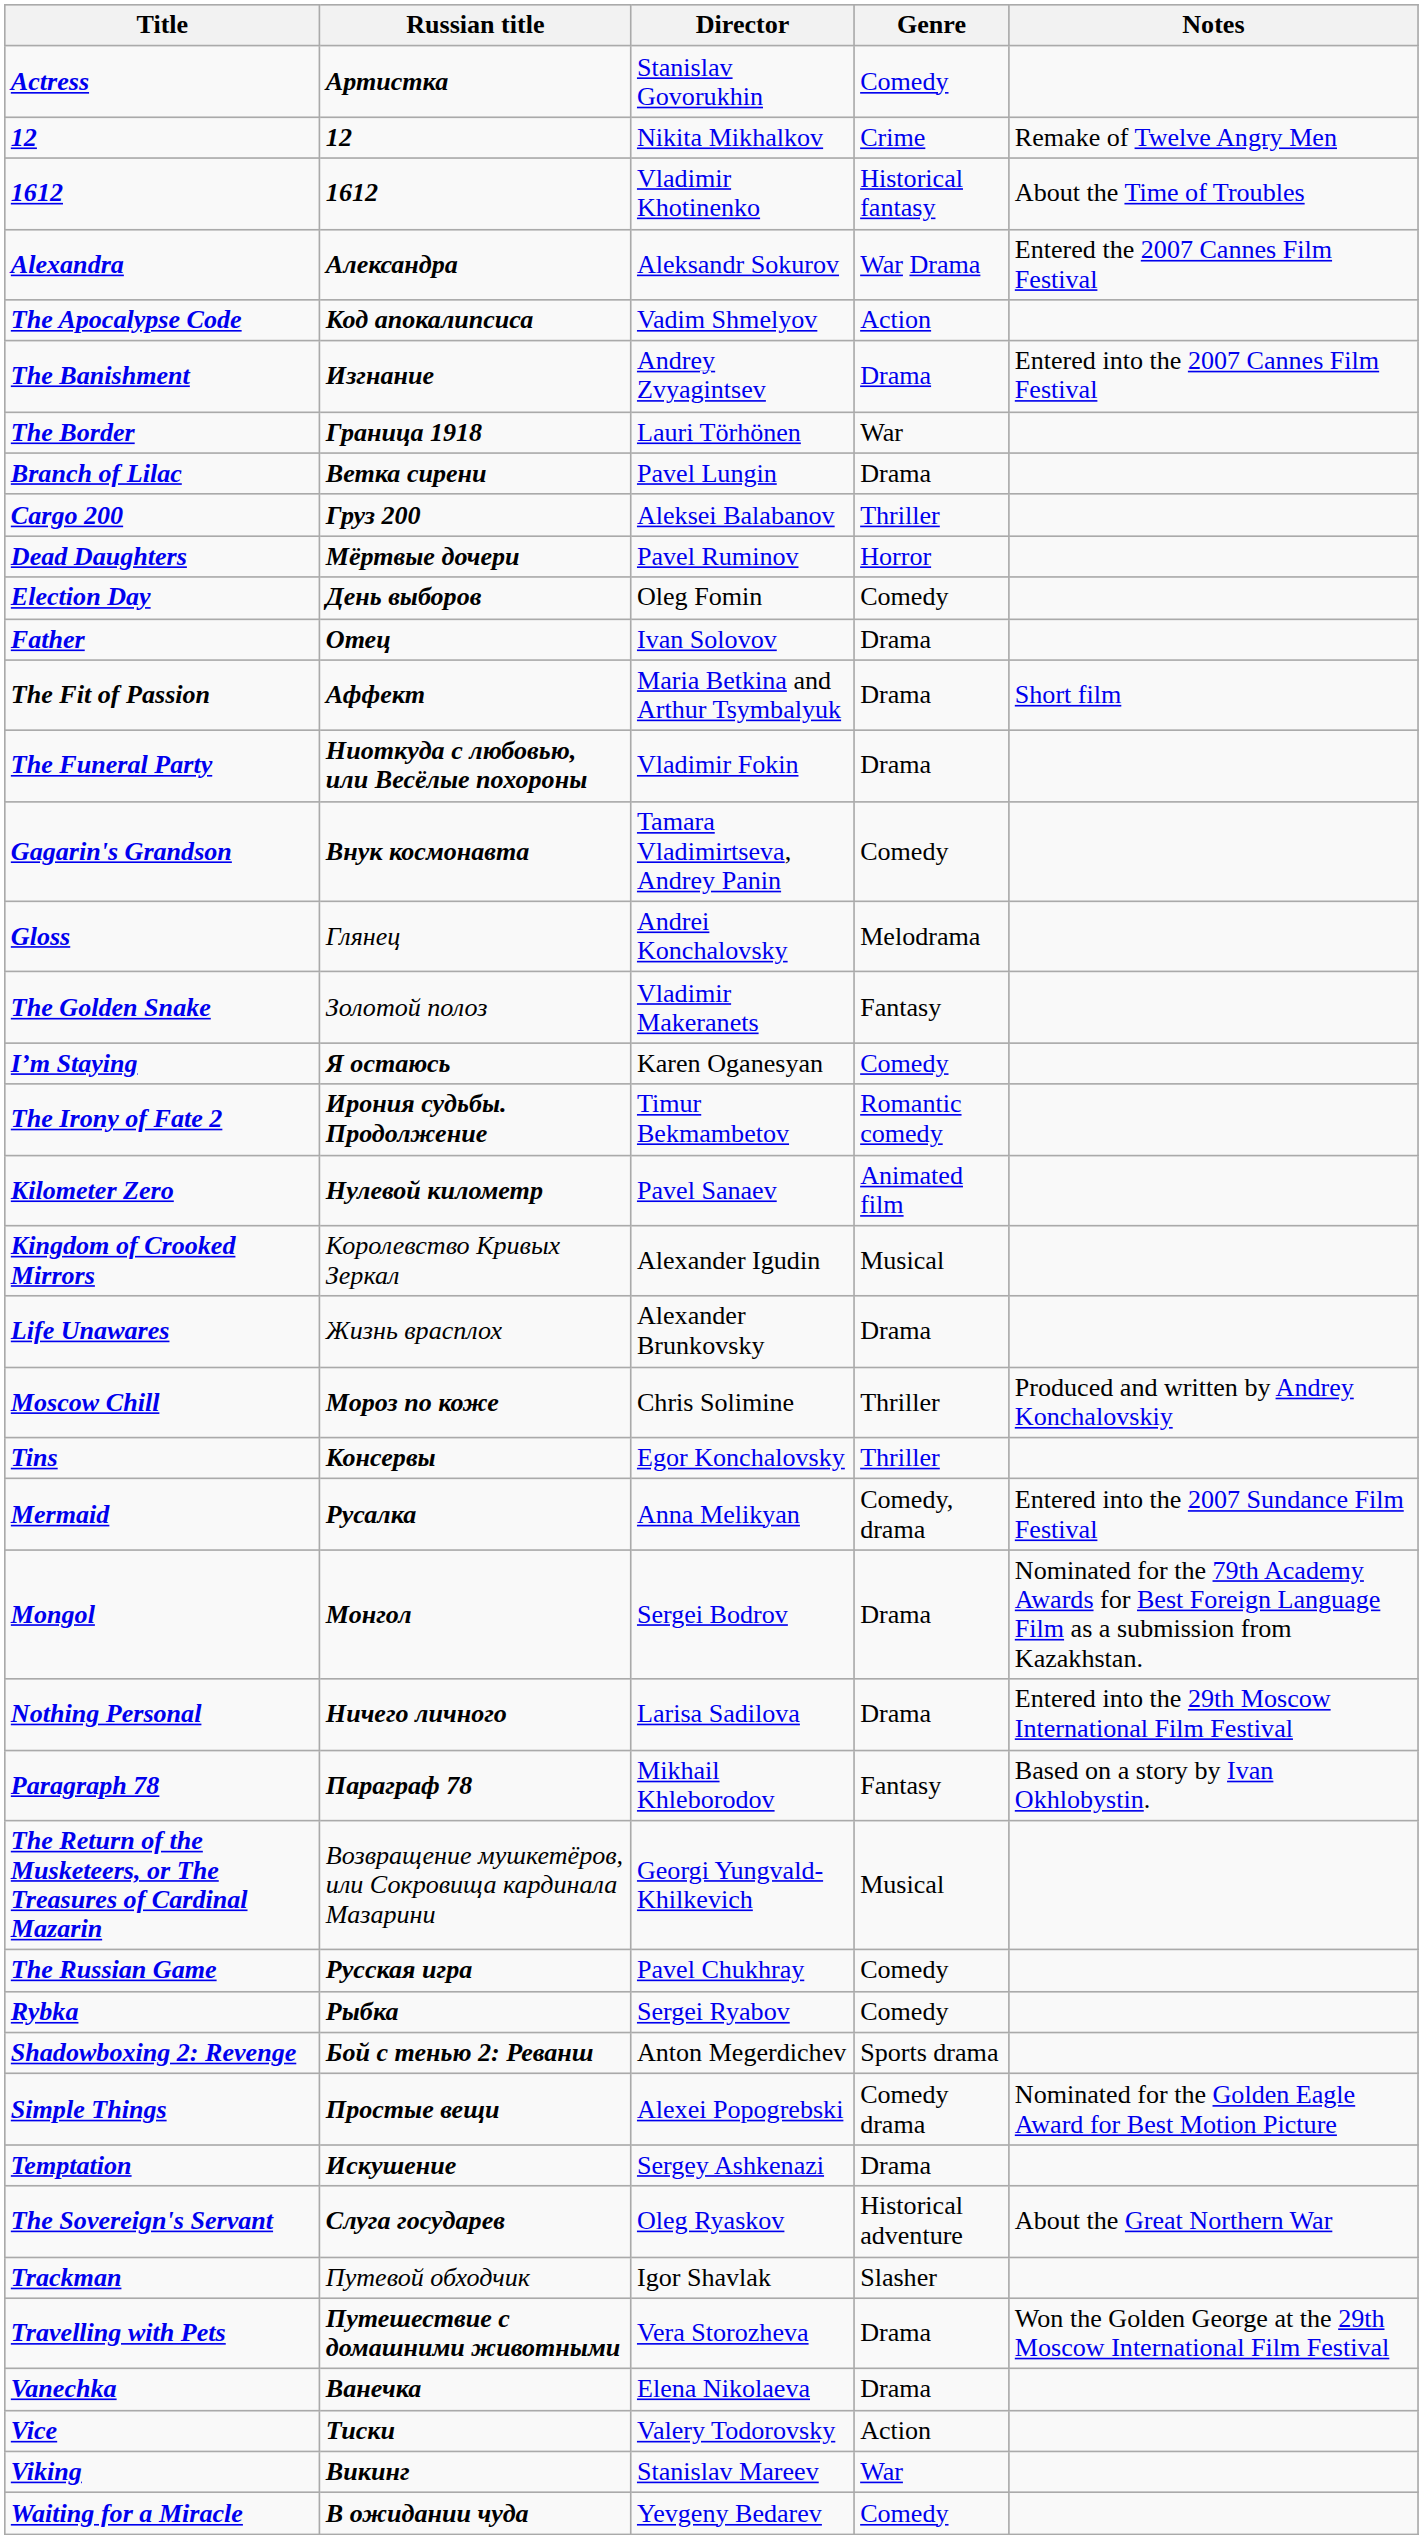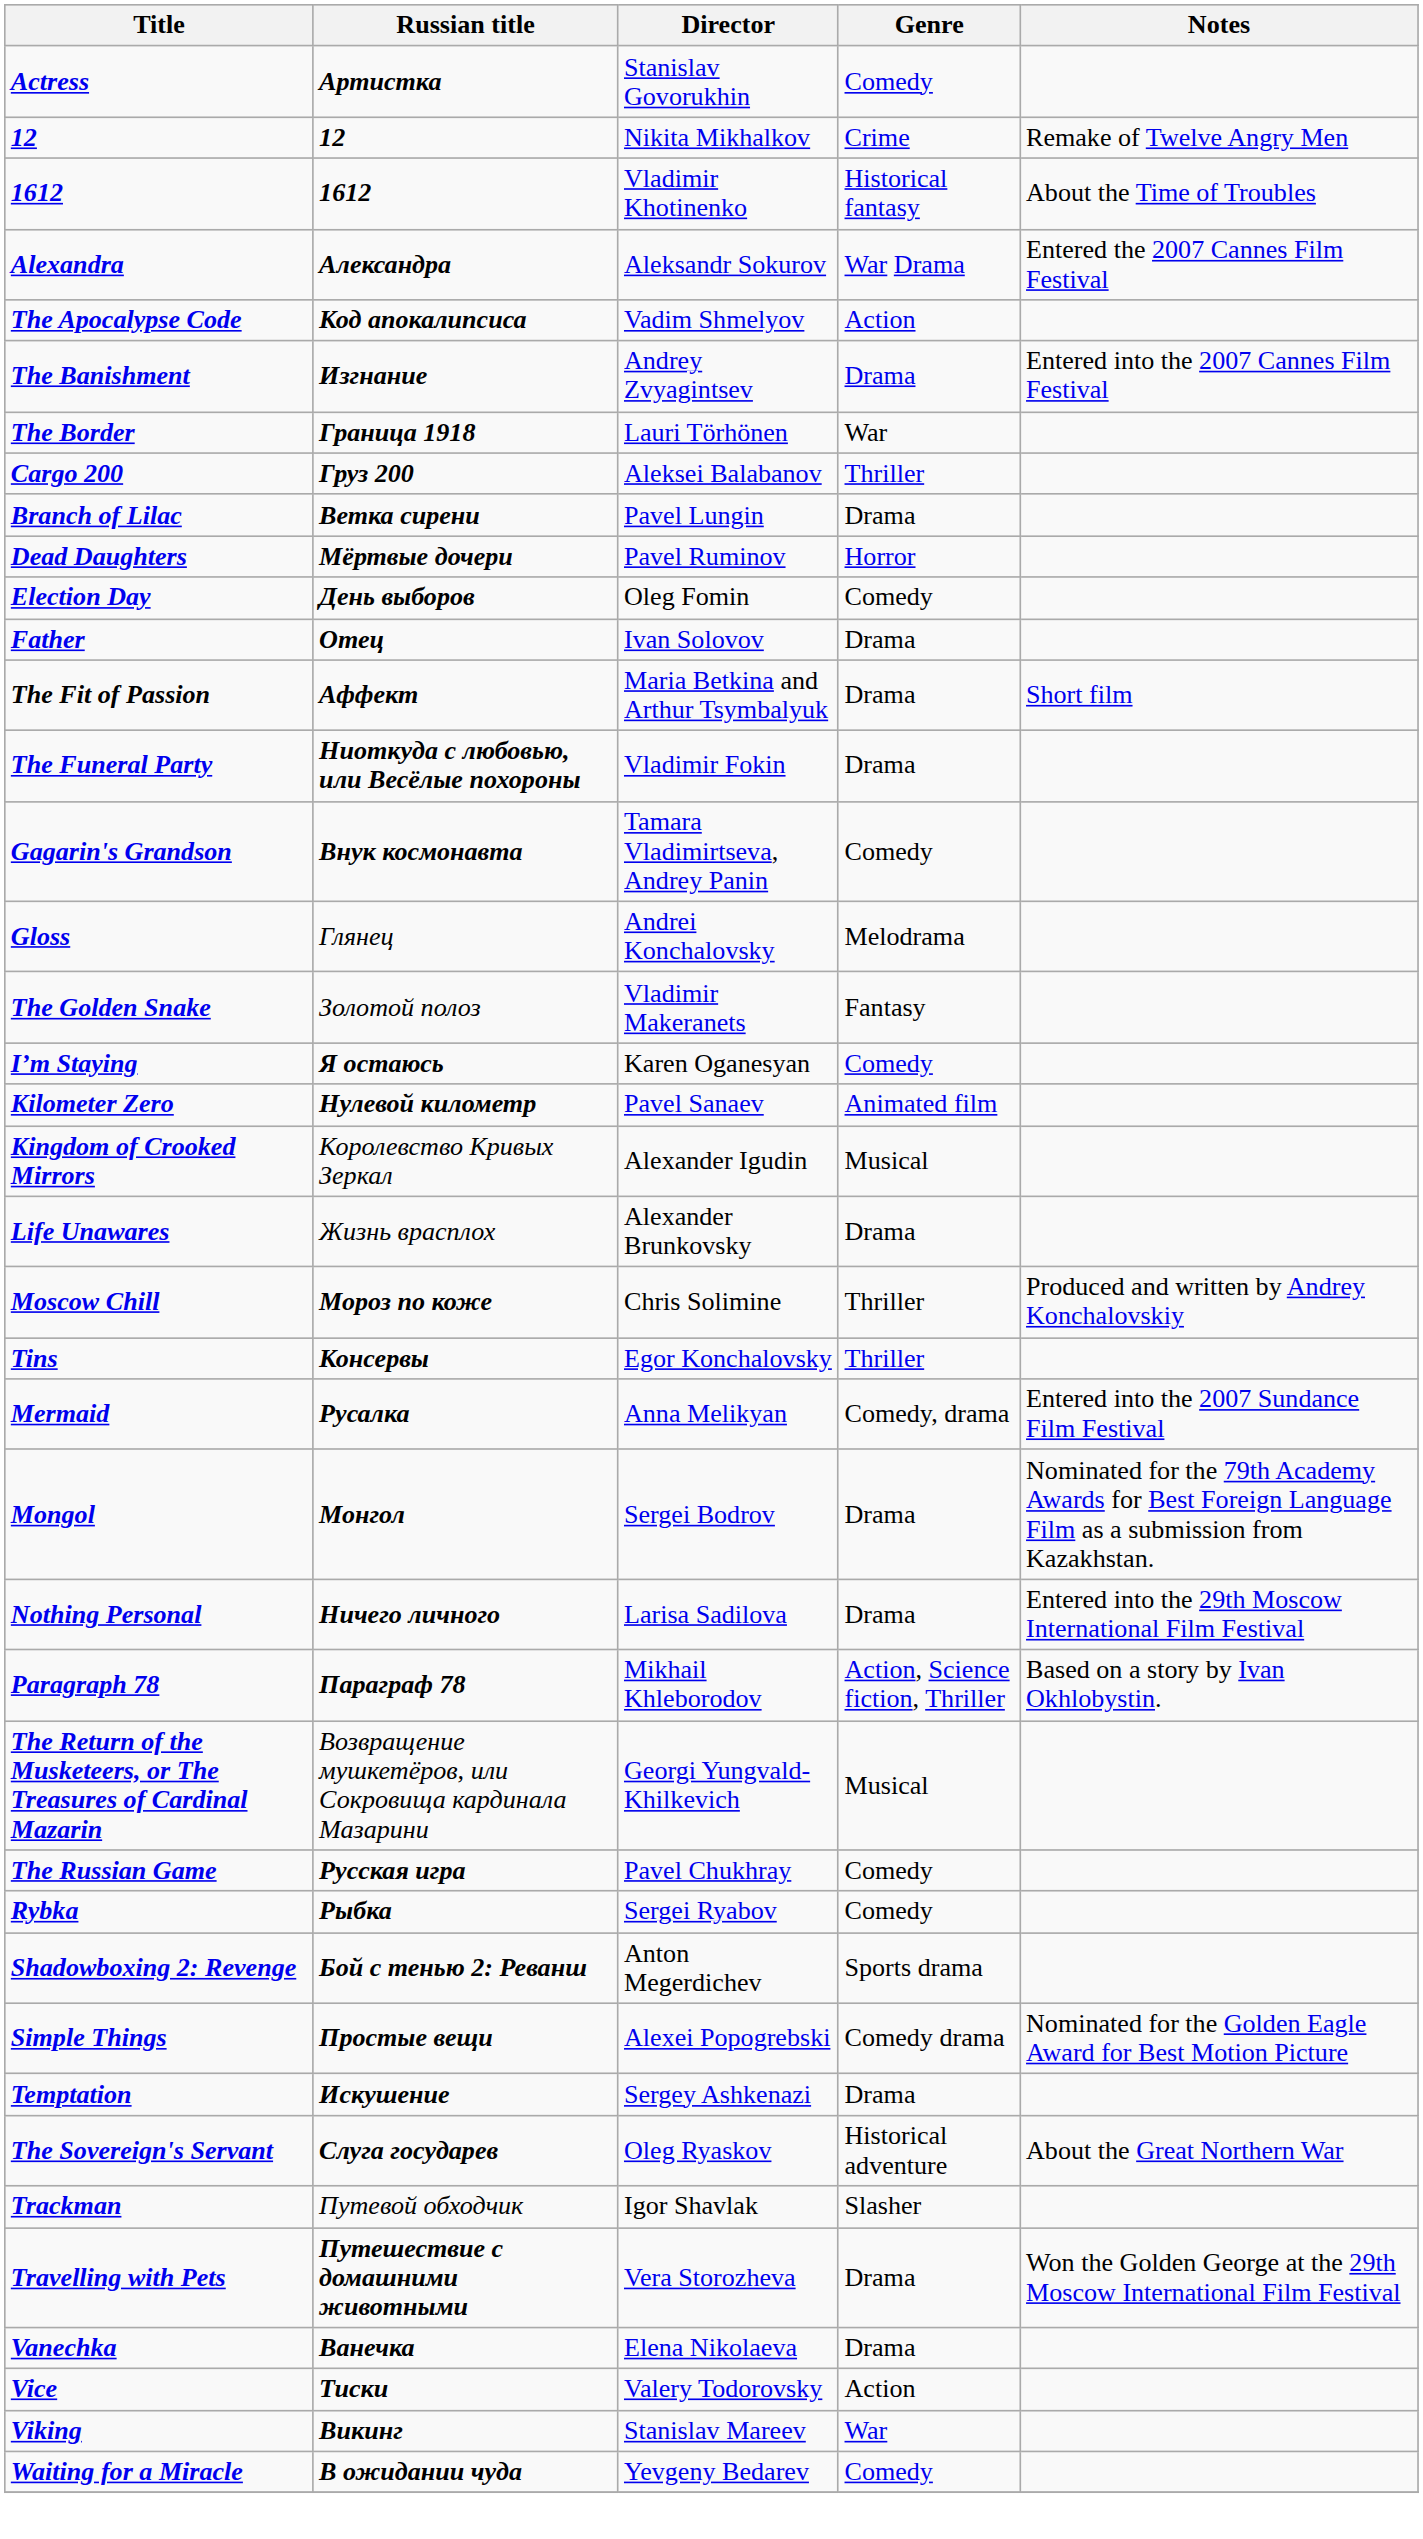rows swapped: (96, 473) <-> (67, 514)
- row: (117, 1119)
(901, 1784) Fantasy -> (927, 1684) Action, Science fiction, Thriller
